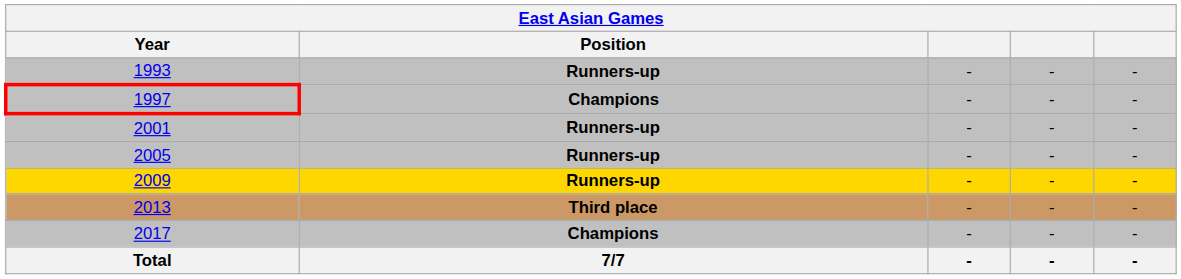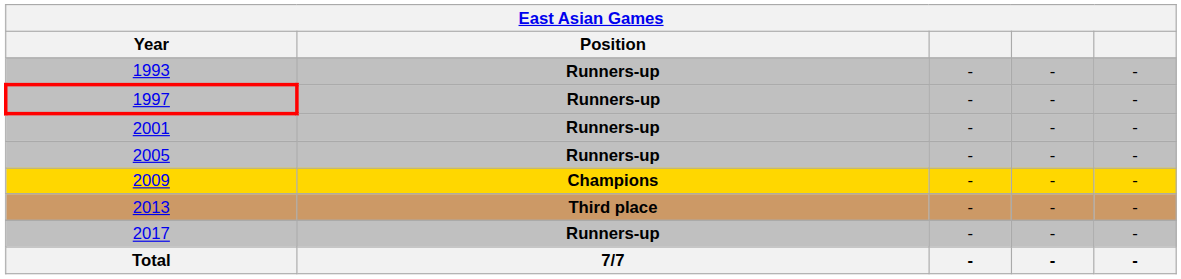(614, 100) Champions -> (613, 100) Runners-up
(613, 181) Runners-up -> (613, 181) Champions
(613, 234) Champions -> (613, 234) Runners-up
